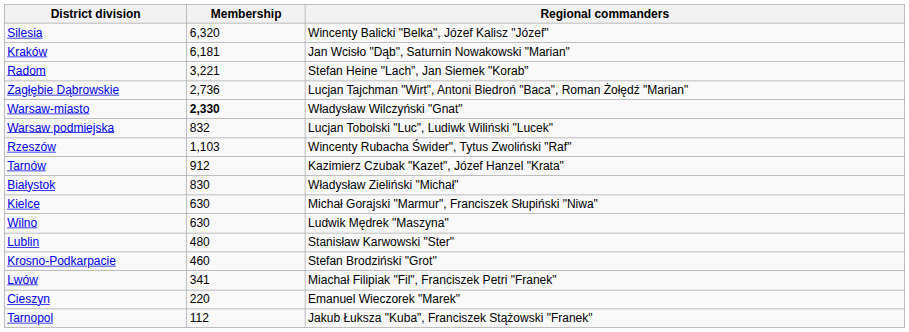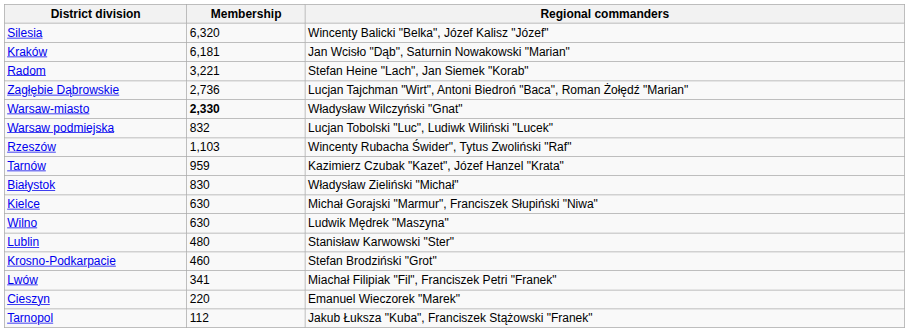(200, 166) 912 -> (200, 166) 959
